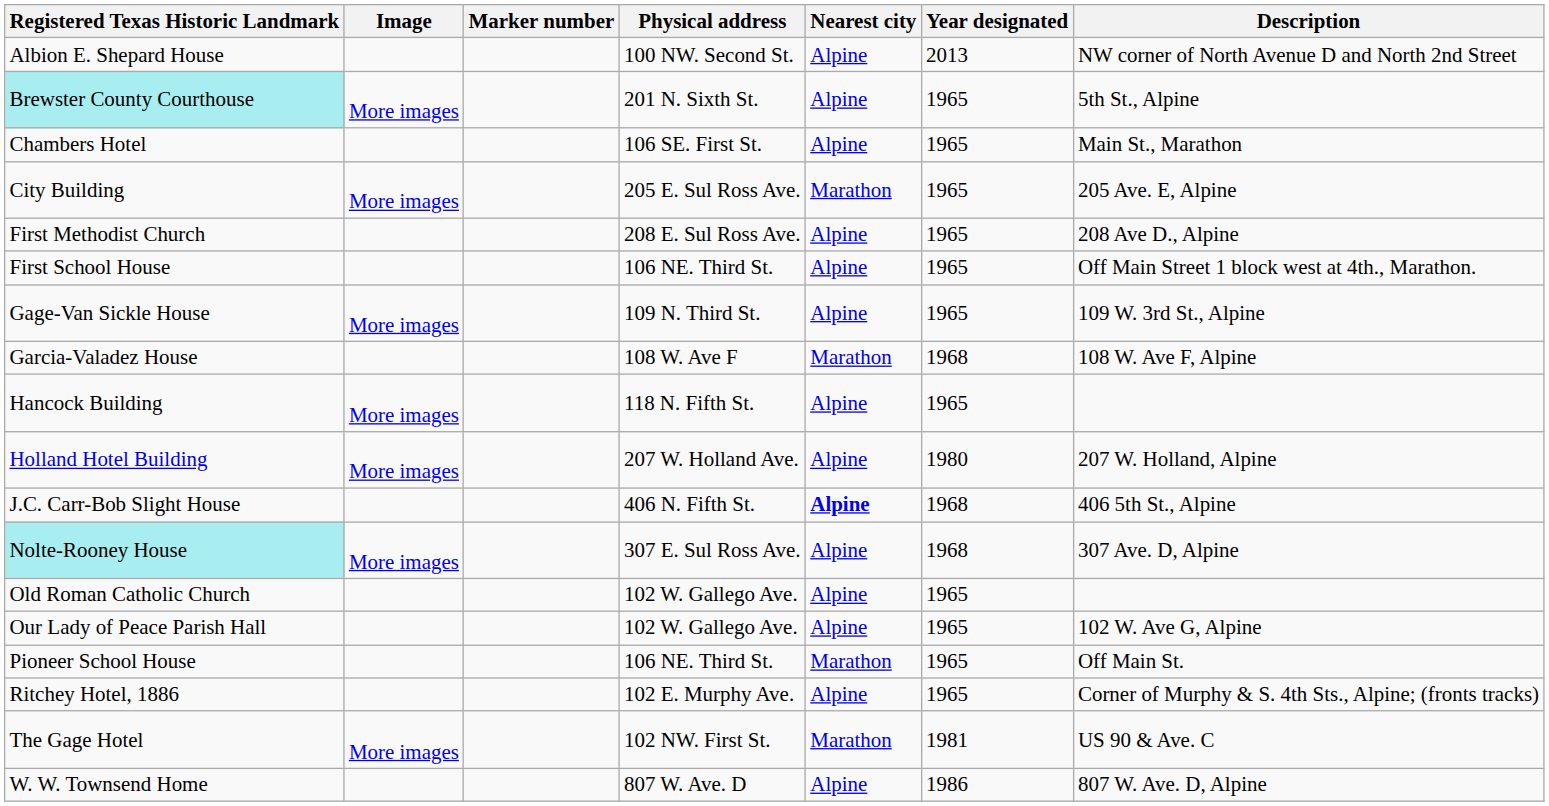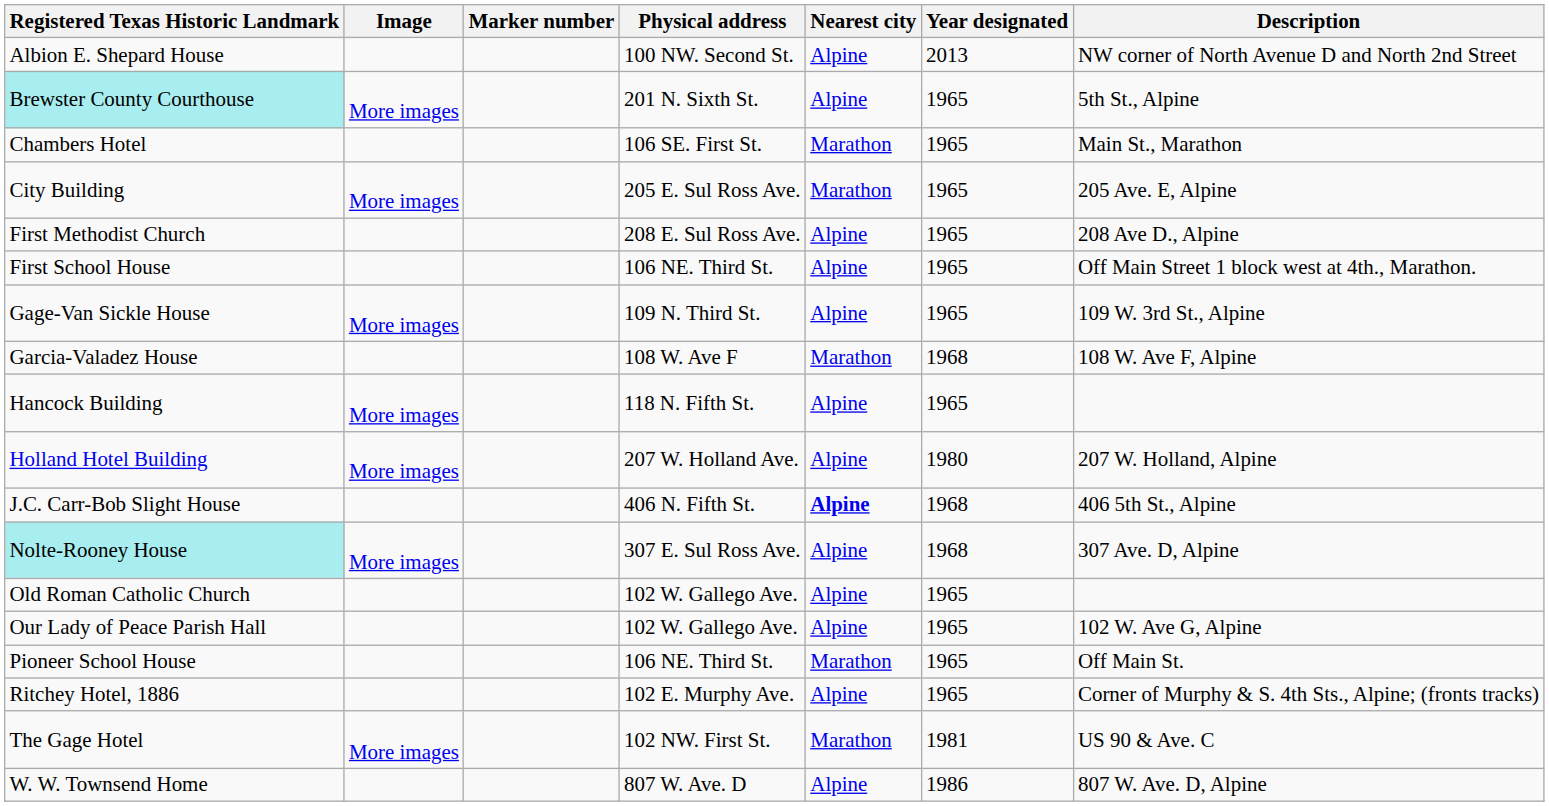(839, 144) Alpine -> (851, 144) Marathon
